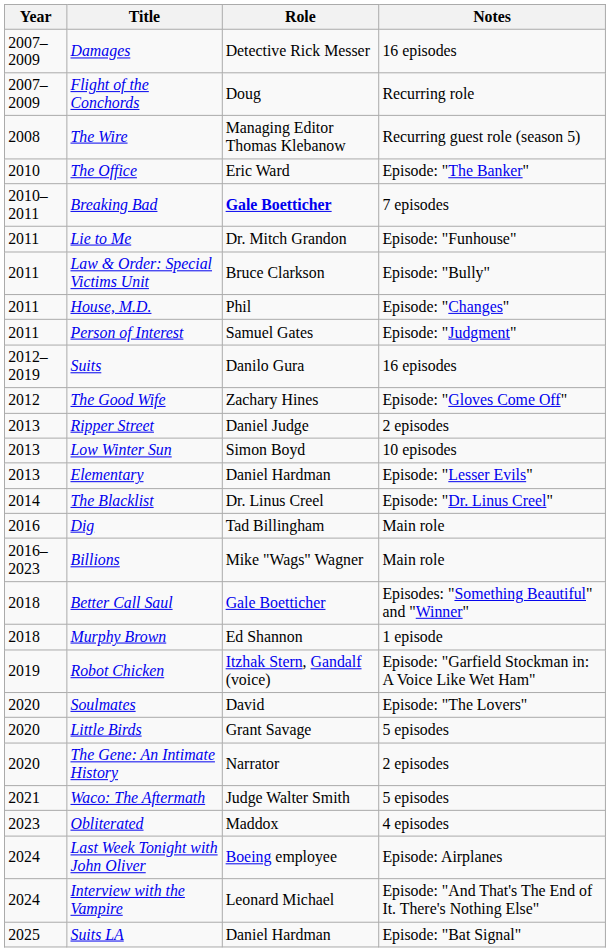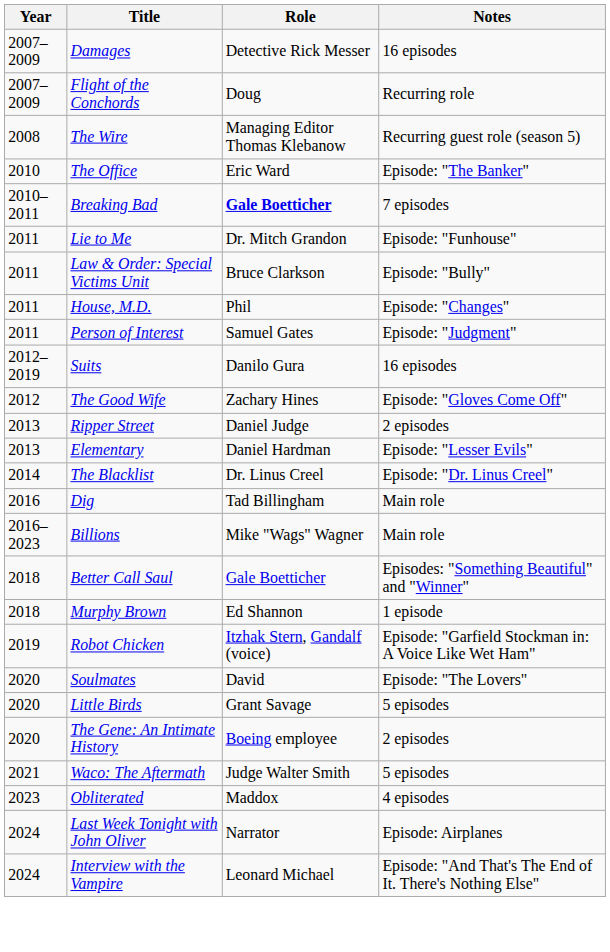- row: (121, 450)
(252, 764) Narrator -> (281, 739) Boeing employee
(281, 857) Boeing employee -> (252, 832) Narrator
- row: (97, 934)
